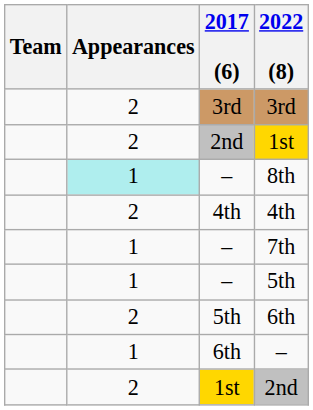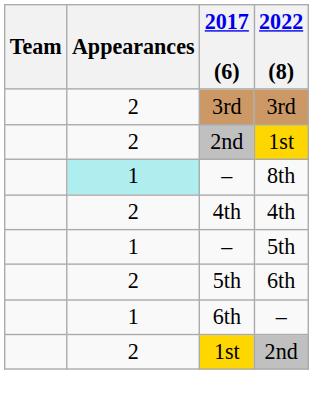- row: (281, 246)
